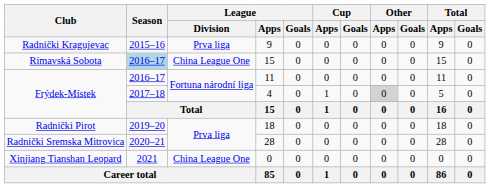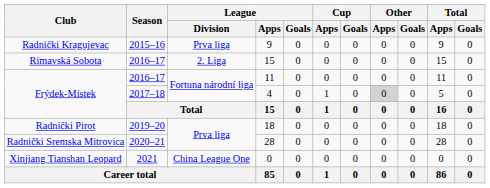(147, 61) lightblue background -> (147, 61) no background
(212, 61) China League One -> (212, 61) 2. Liga
